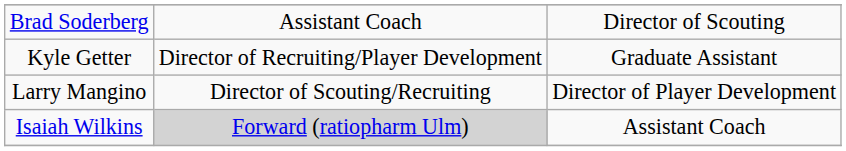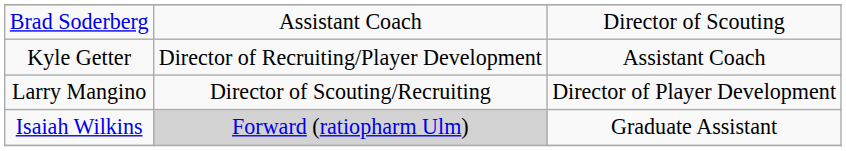(694, 57) Graduate Assistant -> (694, 57) Assistant Coach
(694, 127) Assistant Coach -> (694, 127) Graduate Assistant
